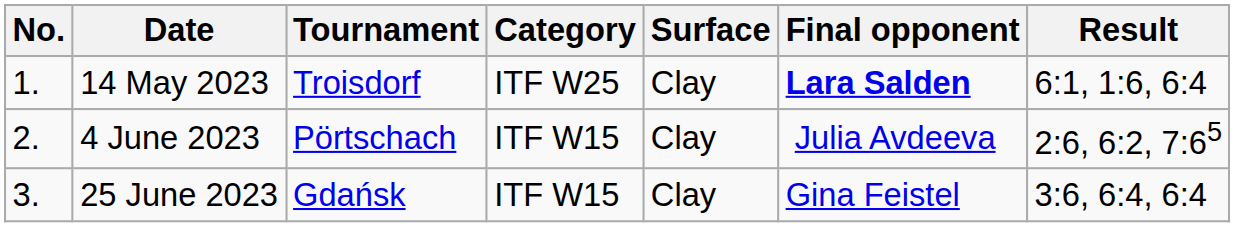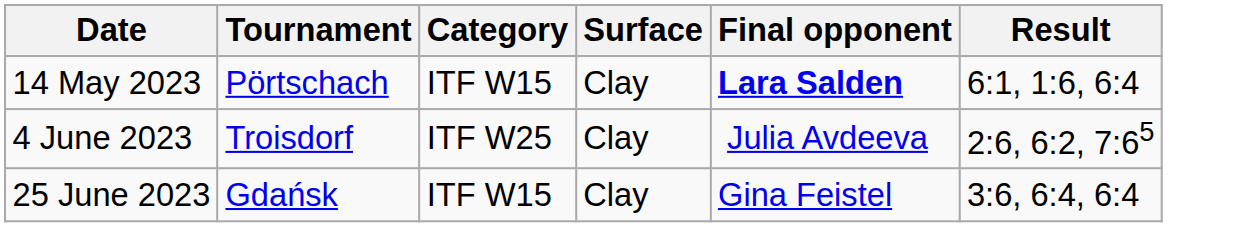- column: (39, 30)
(357, 82) Troisdorf -> (307, 82) Pörtschach
(557, 82) ITF W25 -> (489, 82) ITF W15
(375, 138) Pörtschach -> (289, 138) Troisdorf
(557, 138) ITF W15 -> (489, 138) ITF W25
